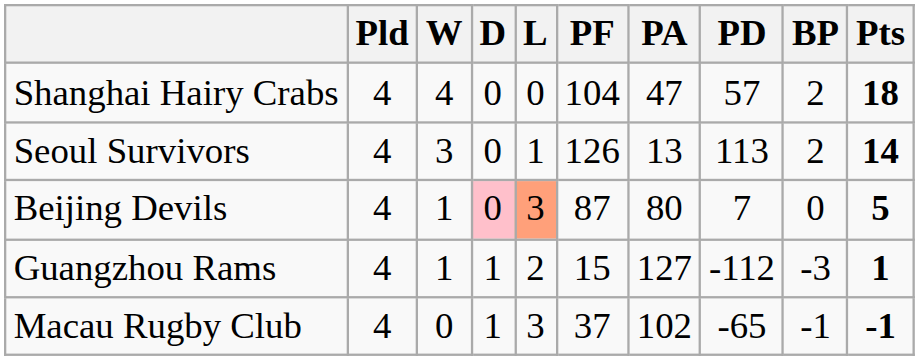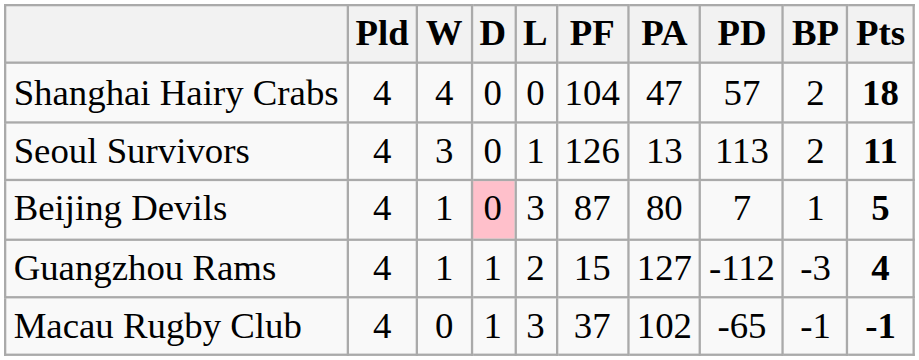(880, 150) 14 -> (880, 150) 11
(535, 208) lightsalmon background -> (535, 208) no background
(815, 208) 0 -> (815, 208) 1
(880, 267) 1 -> (880, 267) 4
